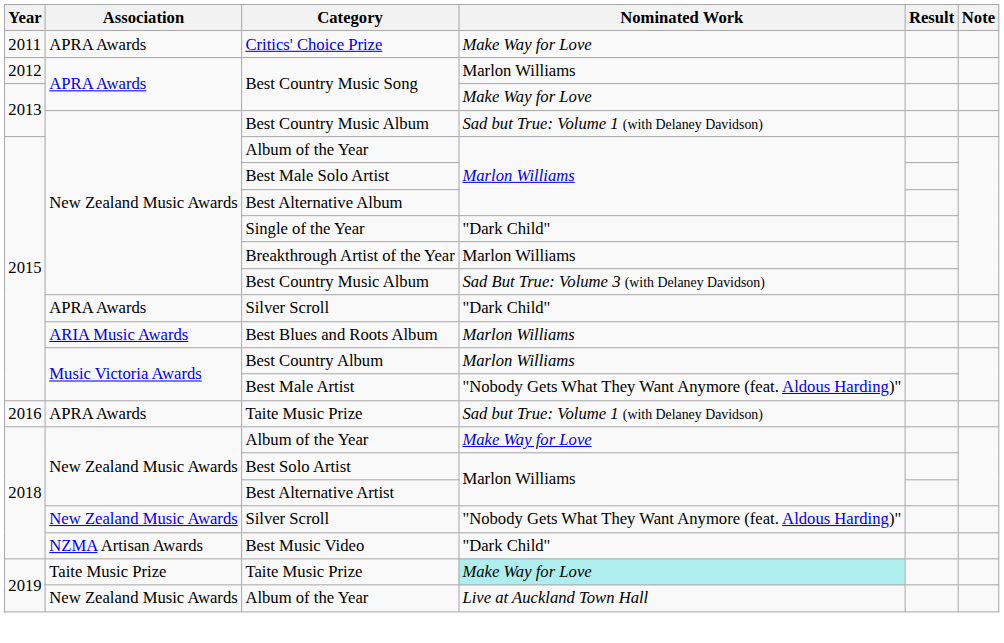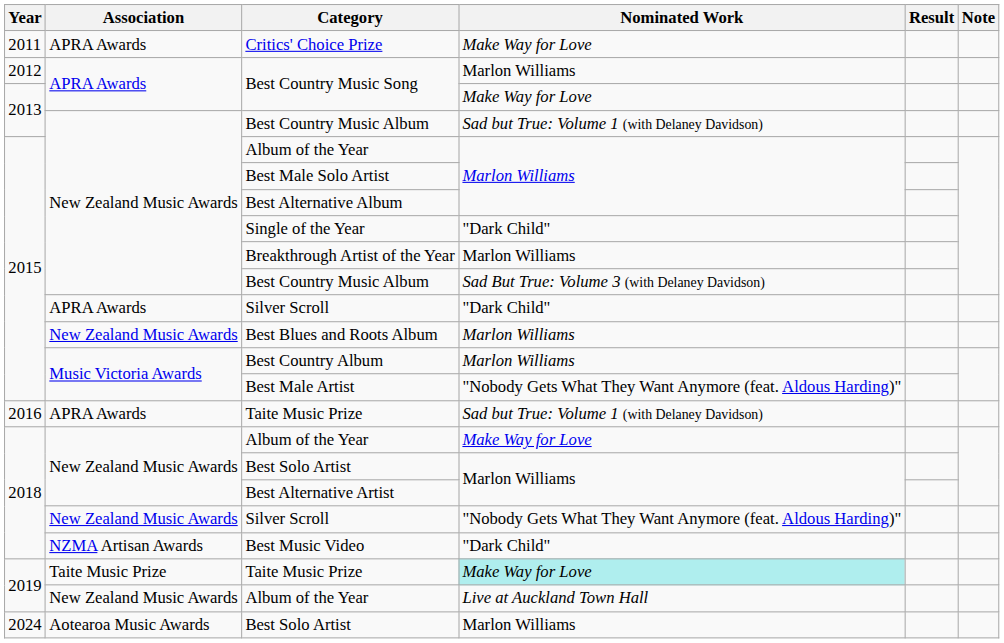(119, 334) ARIA Music Awards -> (144, 334) New Zealand Music Awards
+ row: (25, 624)
